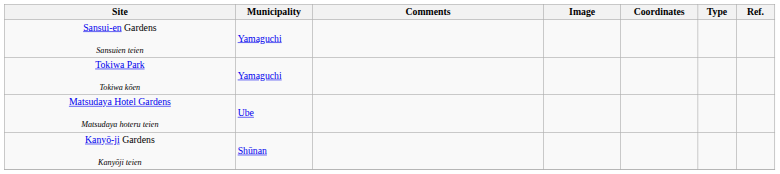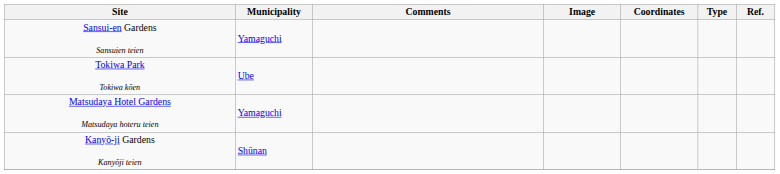(260, 76) Yamaguchi -> (246, 76) Ube
(246, 113) Ube -> (260, 113) Yamaguchi
